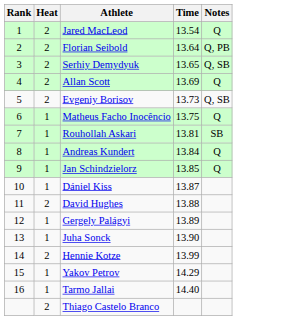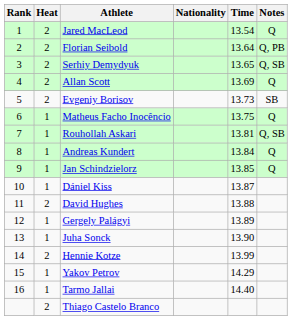+ column: (201, 13)
(217, 99) Q, SB -> (272, 99) SB
(217, 134) SB -> (272, 134) Q, SB
